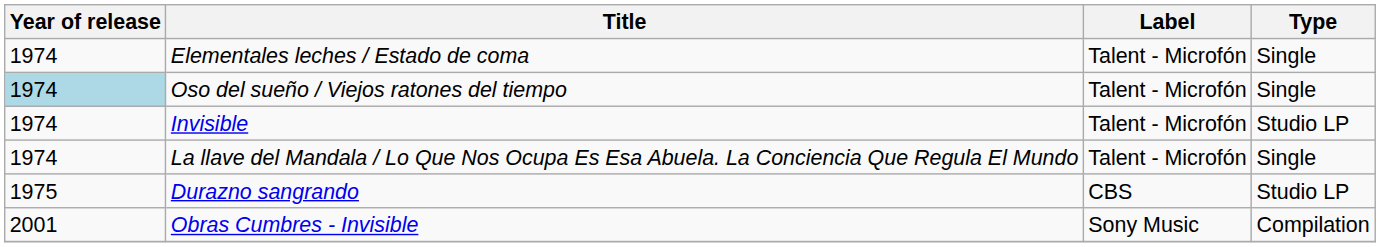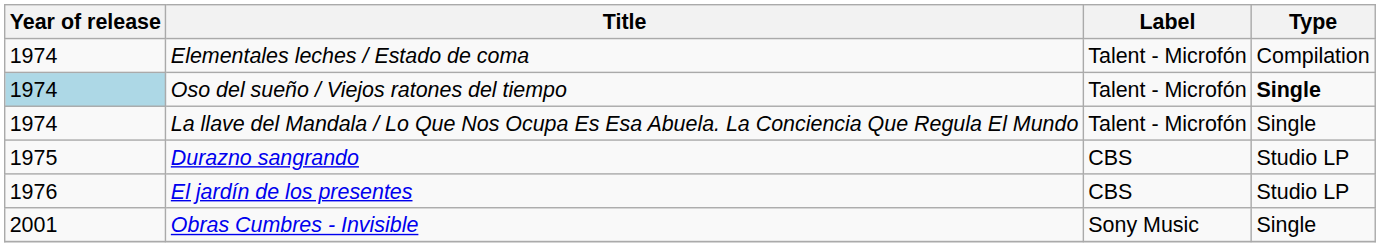(1286, 56) Single -> (1313, 56) Compilation
(1286, 90) normal -> (1289, 90) bold
- row: (210, 124)
+ row: (292, 191)
(1313, 225) Compilation -> (1286, 225) Single
